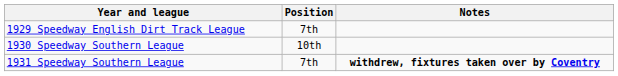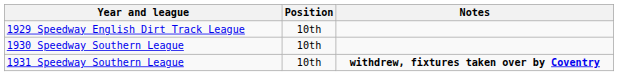(309, 29) 7th -> (309, 29) 10th
(309, 62) 7th -> (309, 62) 10th
